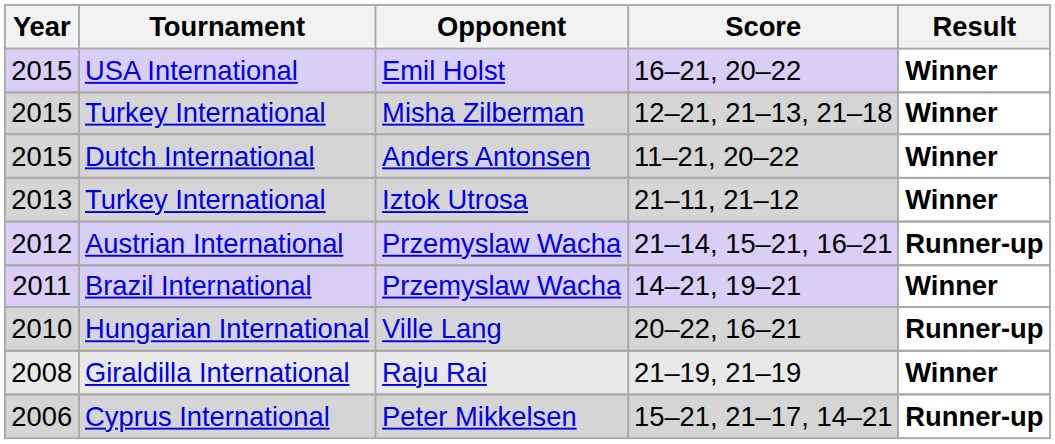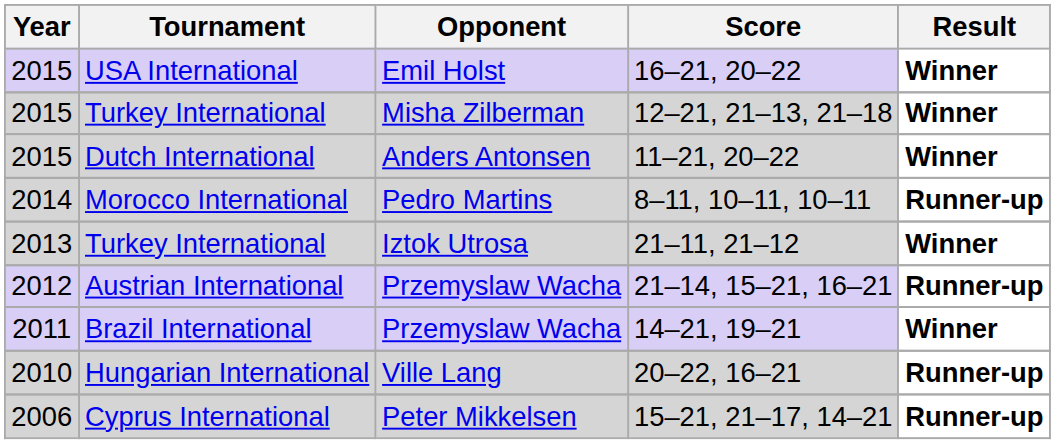+ row: (216, 200)
- row: (217, 373)
